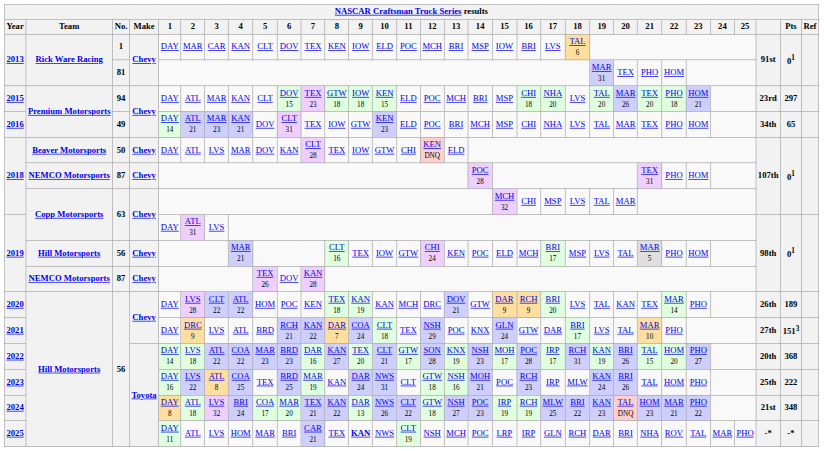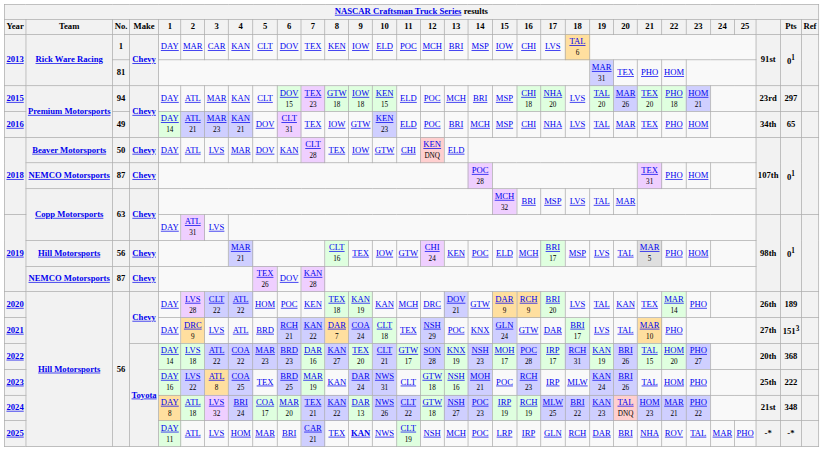(529, 47) BRI -> (529, 47) CHI
(529, 201) CHI -> (529, 201) BRI
